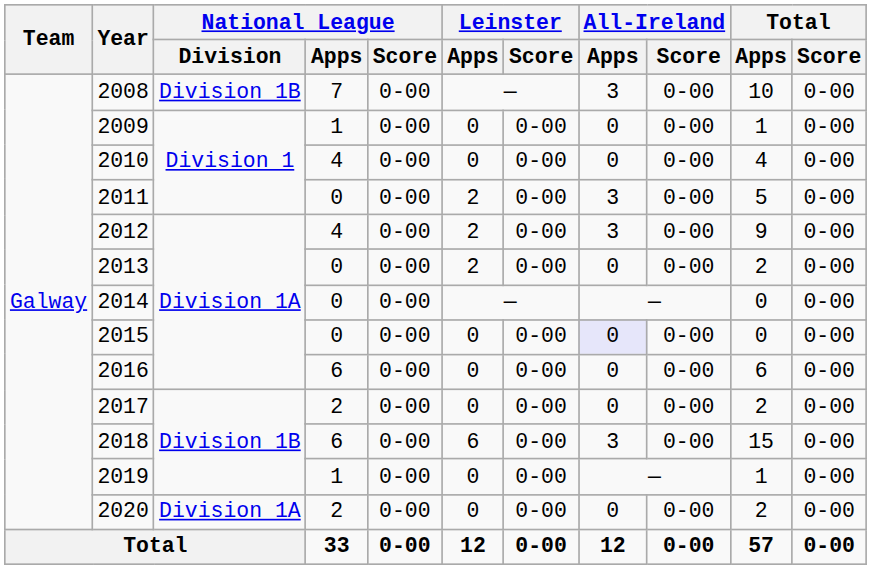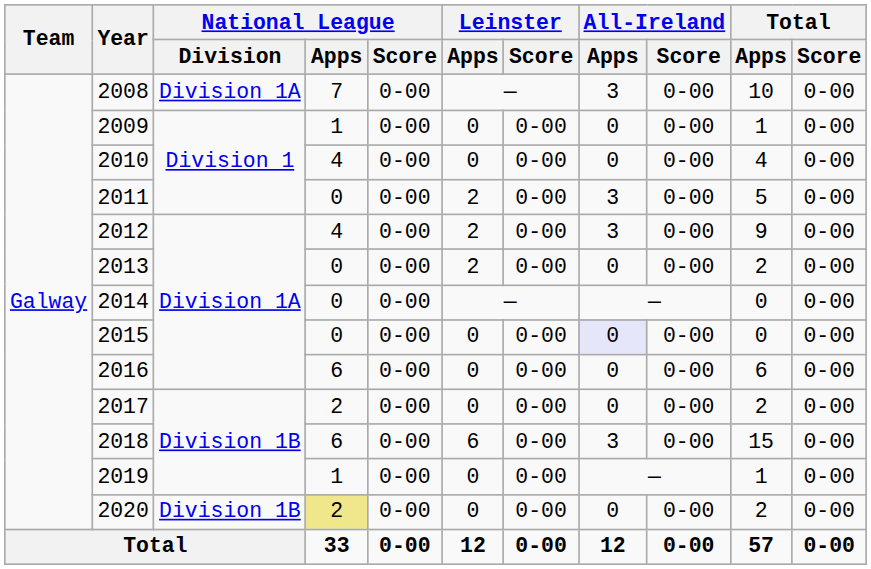(230, 92) Division 1B -> (230, 92) Division 1A
(230, 512) Division 1A -> (230, 512) Division 1B
(337, 512) no background -> (337, 512) khaki background
